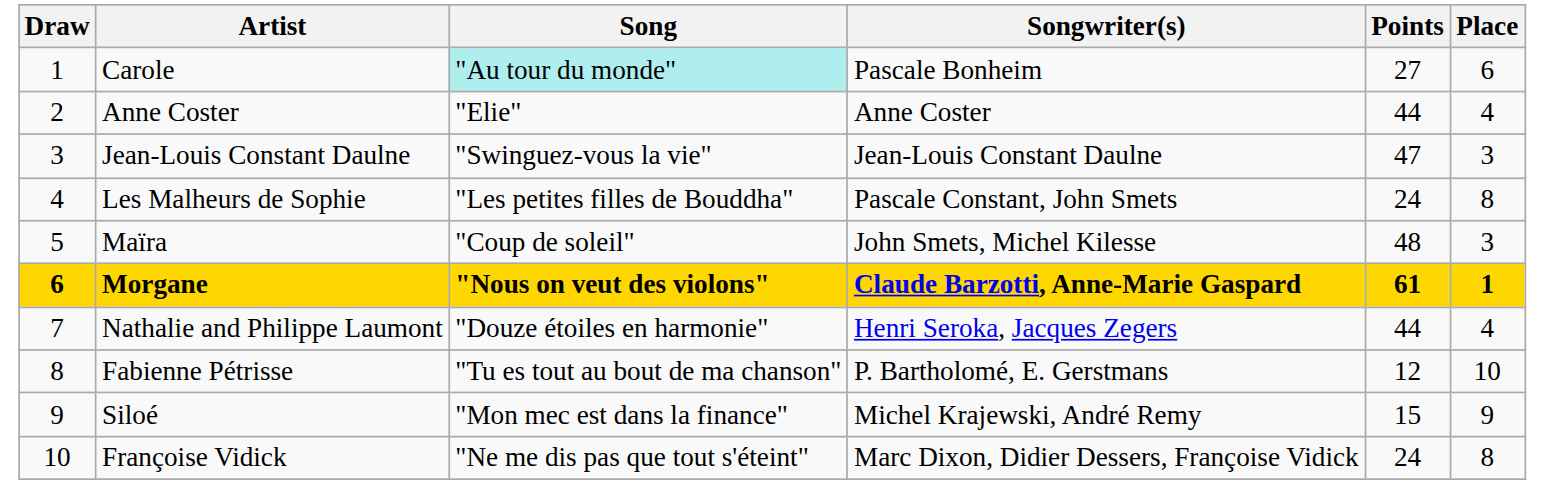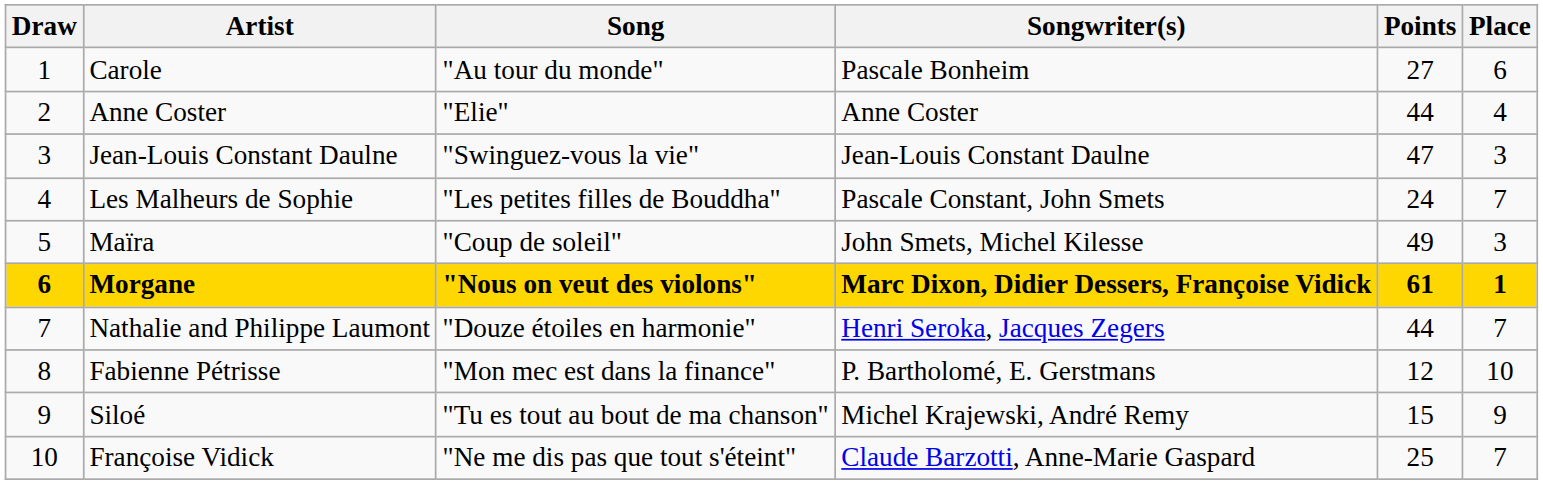(566, 69) paleturquoise background -> (553, 69) no background
(1487, 198) 8 -> (1500, 198) 7
(1407, 241) 48 -> (1420, 241) 49
(1078, 284) Claude Barzotti, Anne-Marie Gaspard -> (1106, 284) Marc Dixon, Didier Dessers, Françoise Vidick
(1487, 328) 4 -> (1500, 328) 7
(648, 371) "Tu es tout au bout de ma chanson" -> (609, 371) "Mon mec est dans la finance"
(622, 414) "Mon mec est dans la finance" -> (636, 414) "Tu es tout au bout de ma chanson"
(1106, 457) Marc Dixon, Didier Dessers, Françoise Vidick -> (1048, 457) Claude Barzotti, Anne-Marie Gaspard
(1407, 457) 24 -> (1420, 457) 25
(1487, 457) 8 -> (1500, 457) 7
